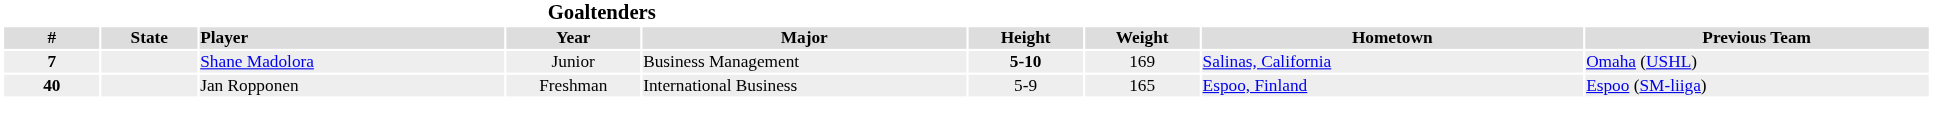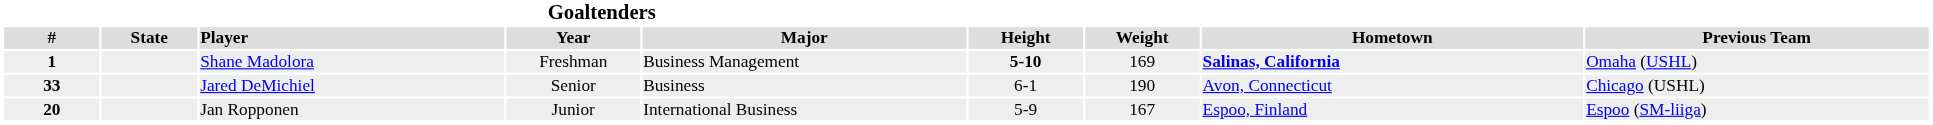(52, 61) 7 -> (52, 61) 1
(573, 61) Junior -> (573, 61) Freshman
(1267, 61) normal -> (1271, 61) bold
+ row: (258, 85)
(52, 85) 40 -> (52, 109) 20
(573, 85) Freshman -> (573, 109) Junior
(1142, 85) 165 -> (1142, 109) 167
